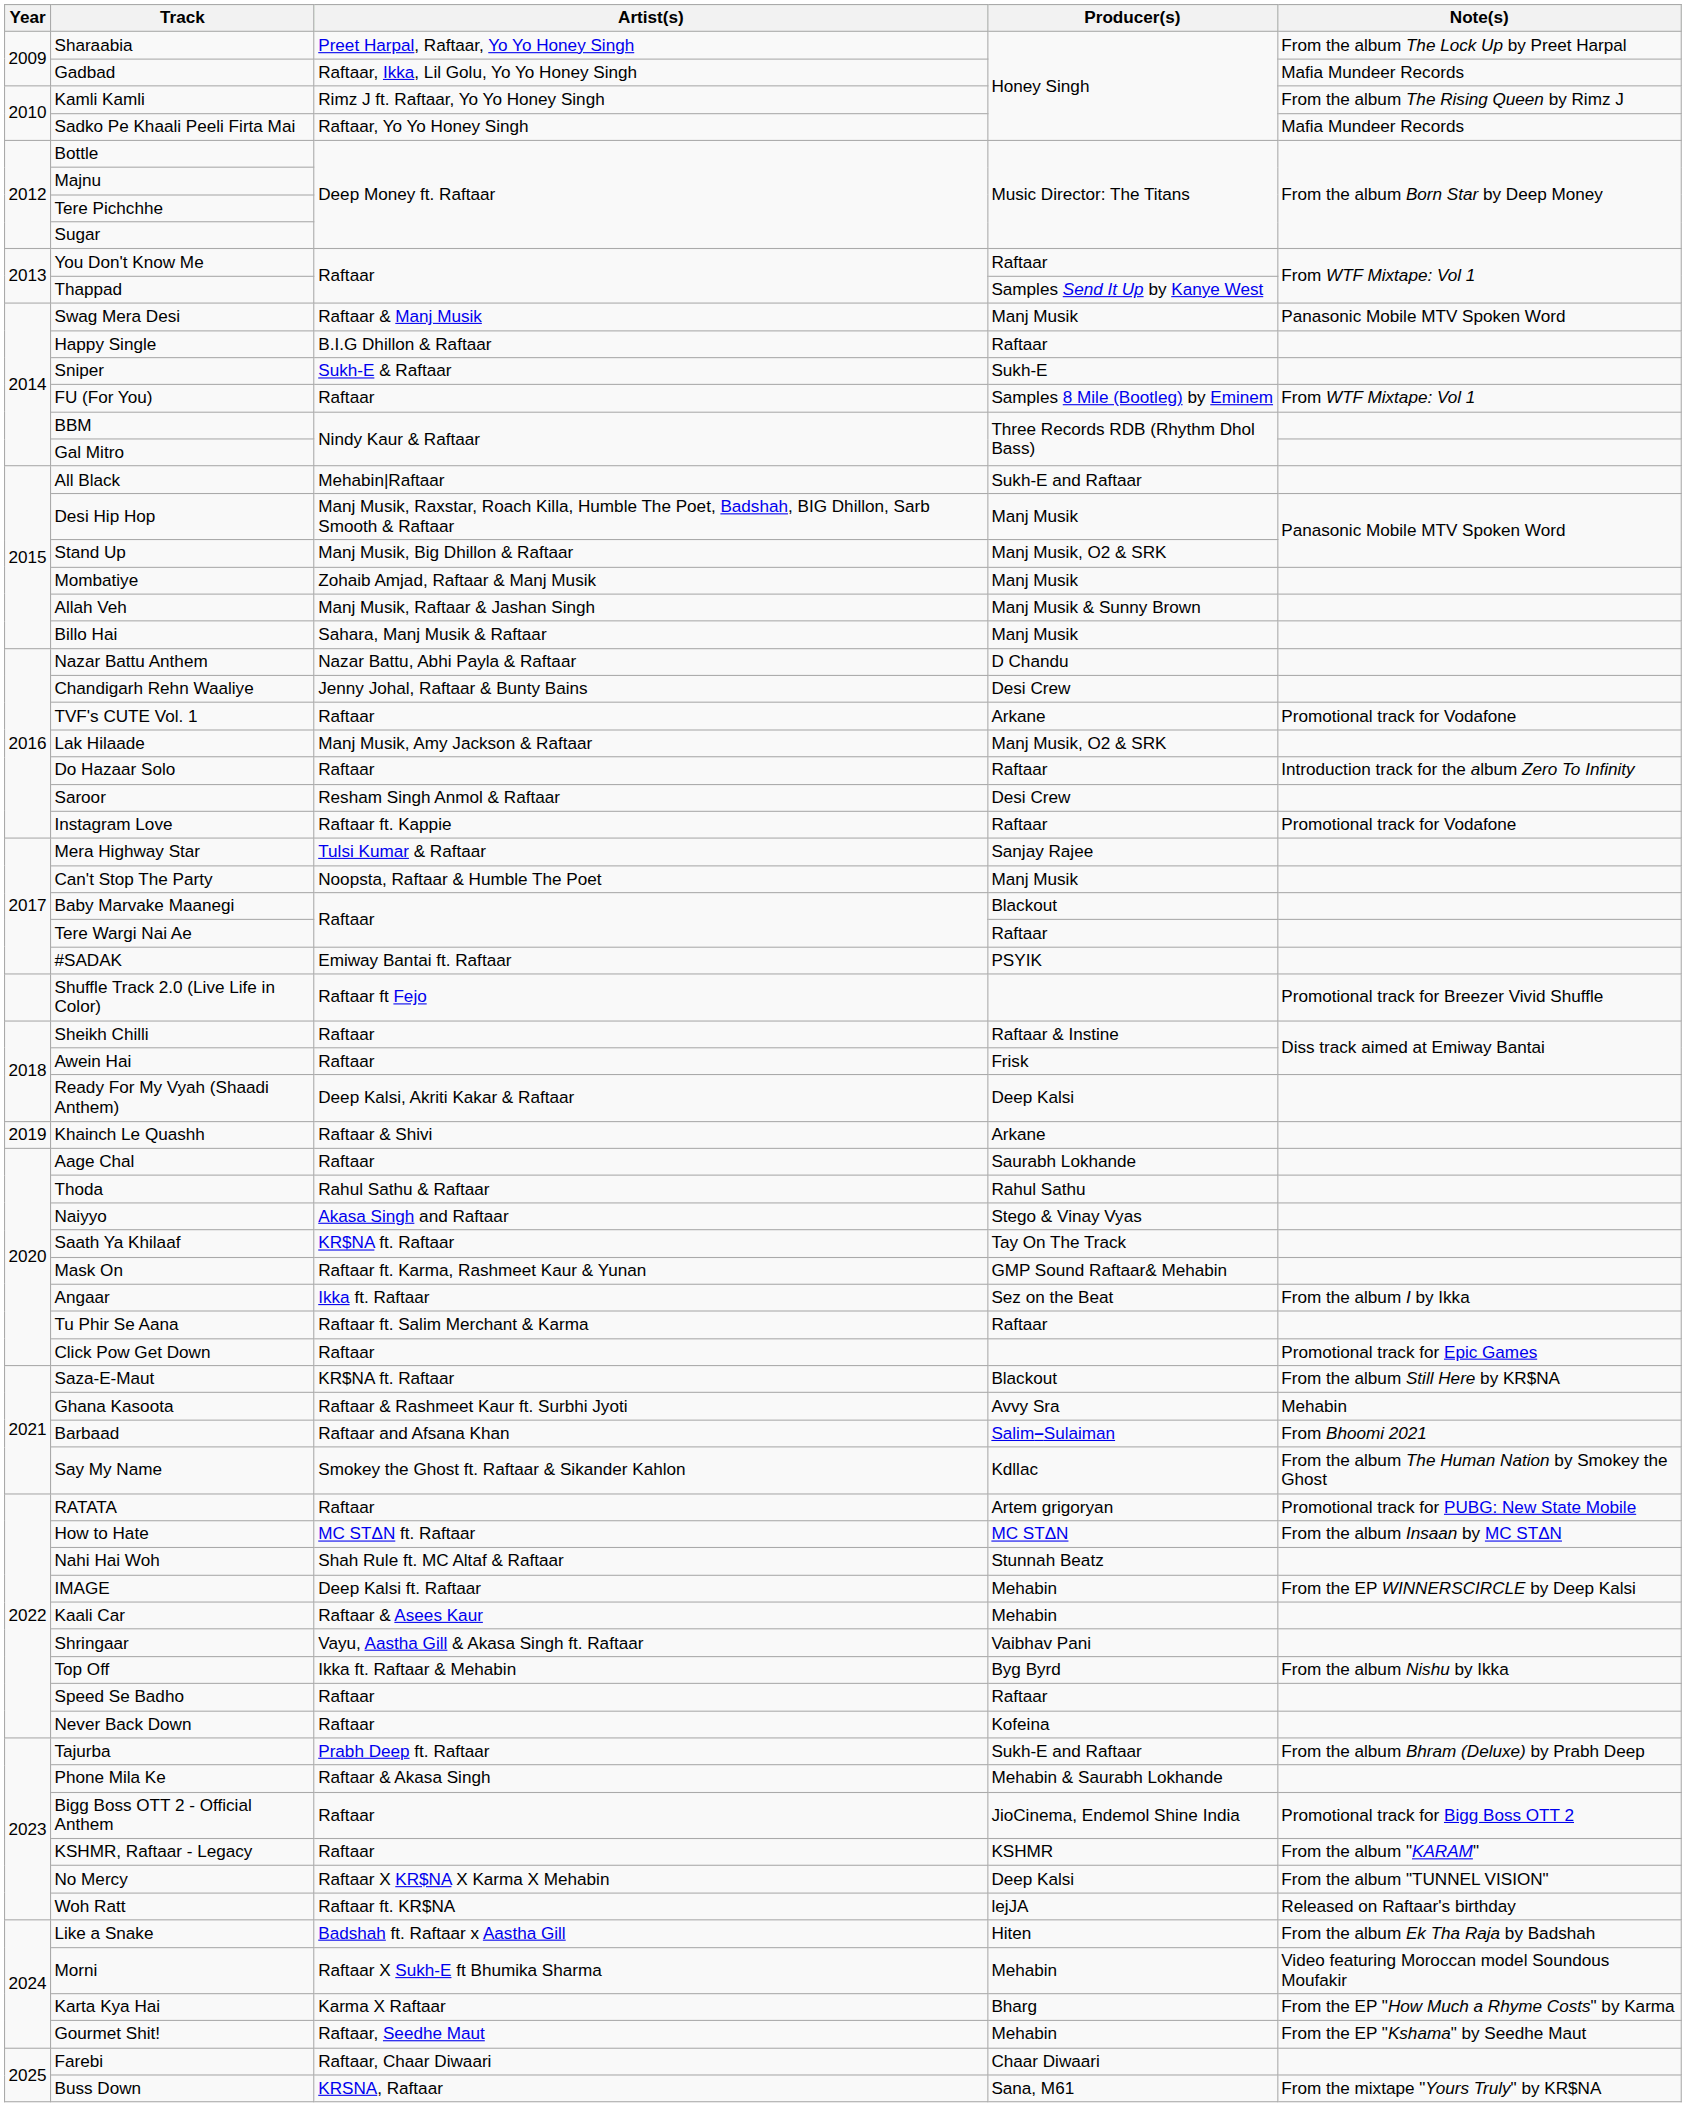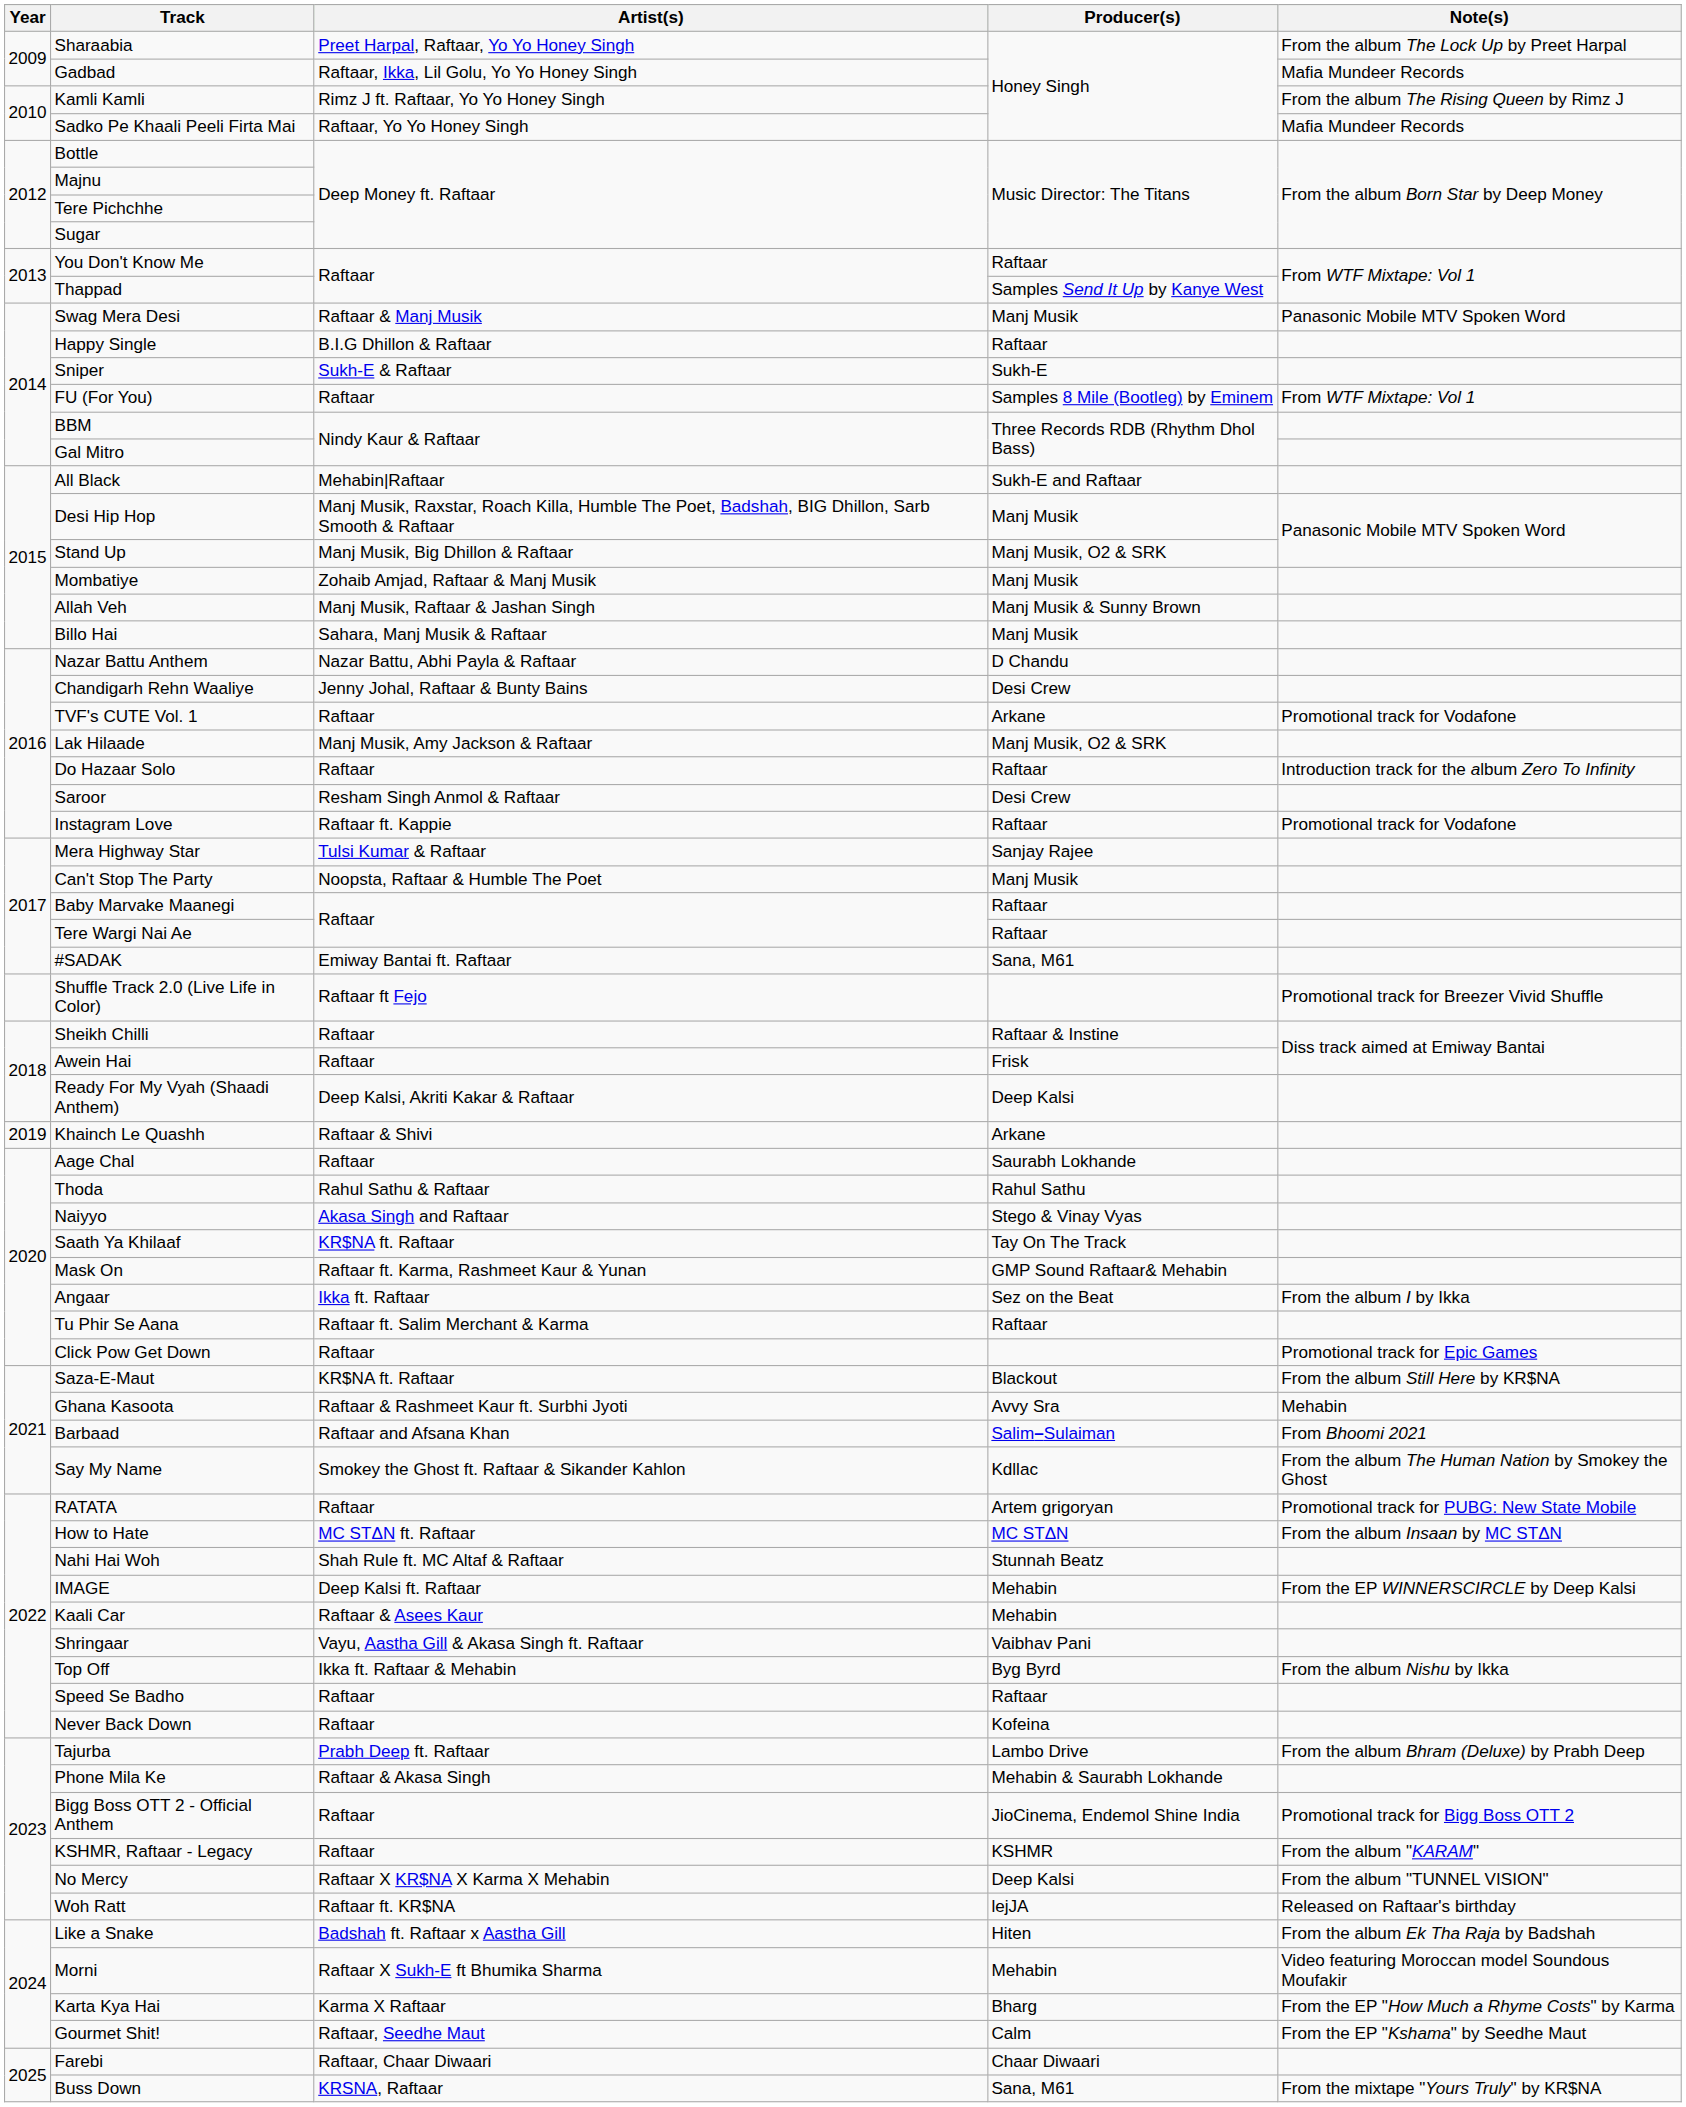(1024, 906) Blackout -> (1019, 906) Raftaar
(1017, 960) PSYIK -> (1033, 960) Sana, M61
(1067, 1751) Sukh-E and Raftaar -> (1040, 1751) Lambo Drive
(1024, 2034) Mehabin -> (1011, 2034) Calm
